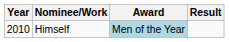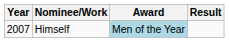(18, 29) 2010 -> (18, 29) 2007
